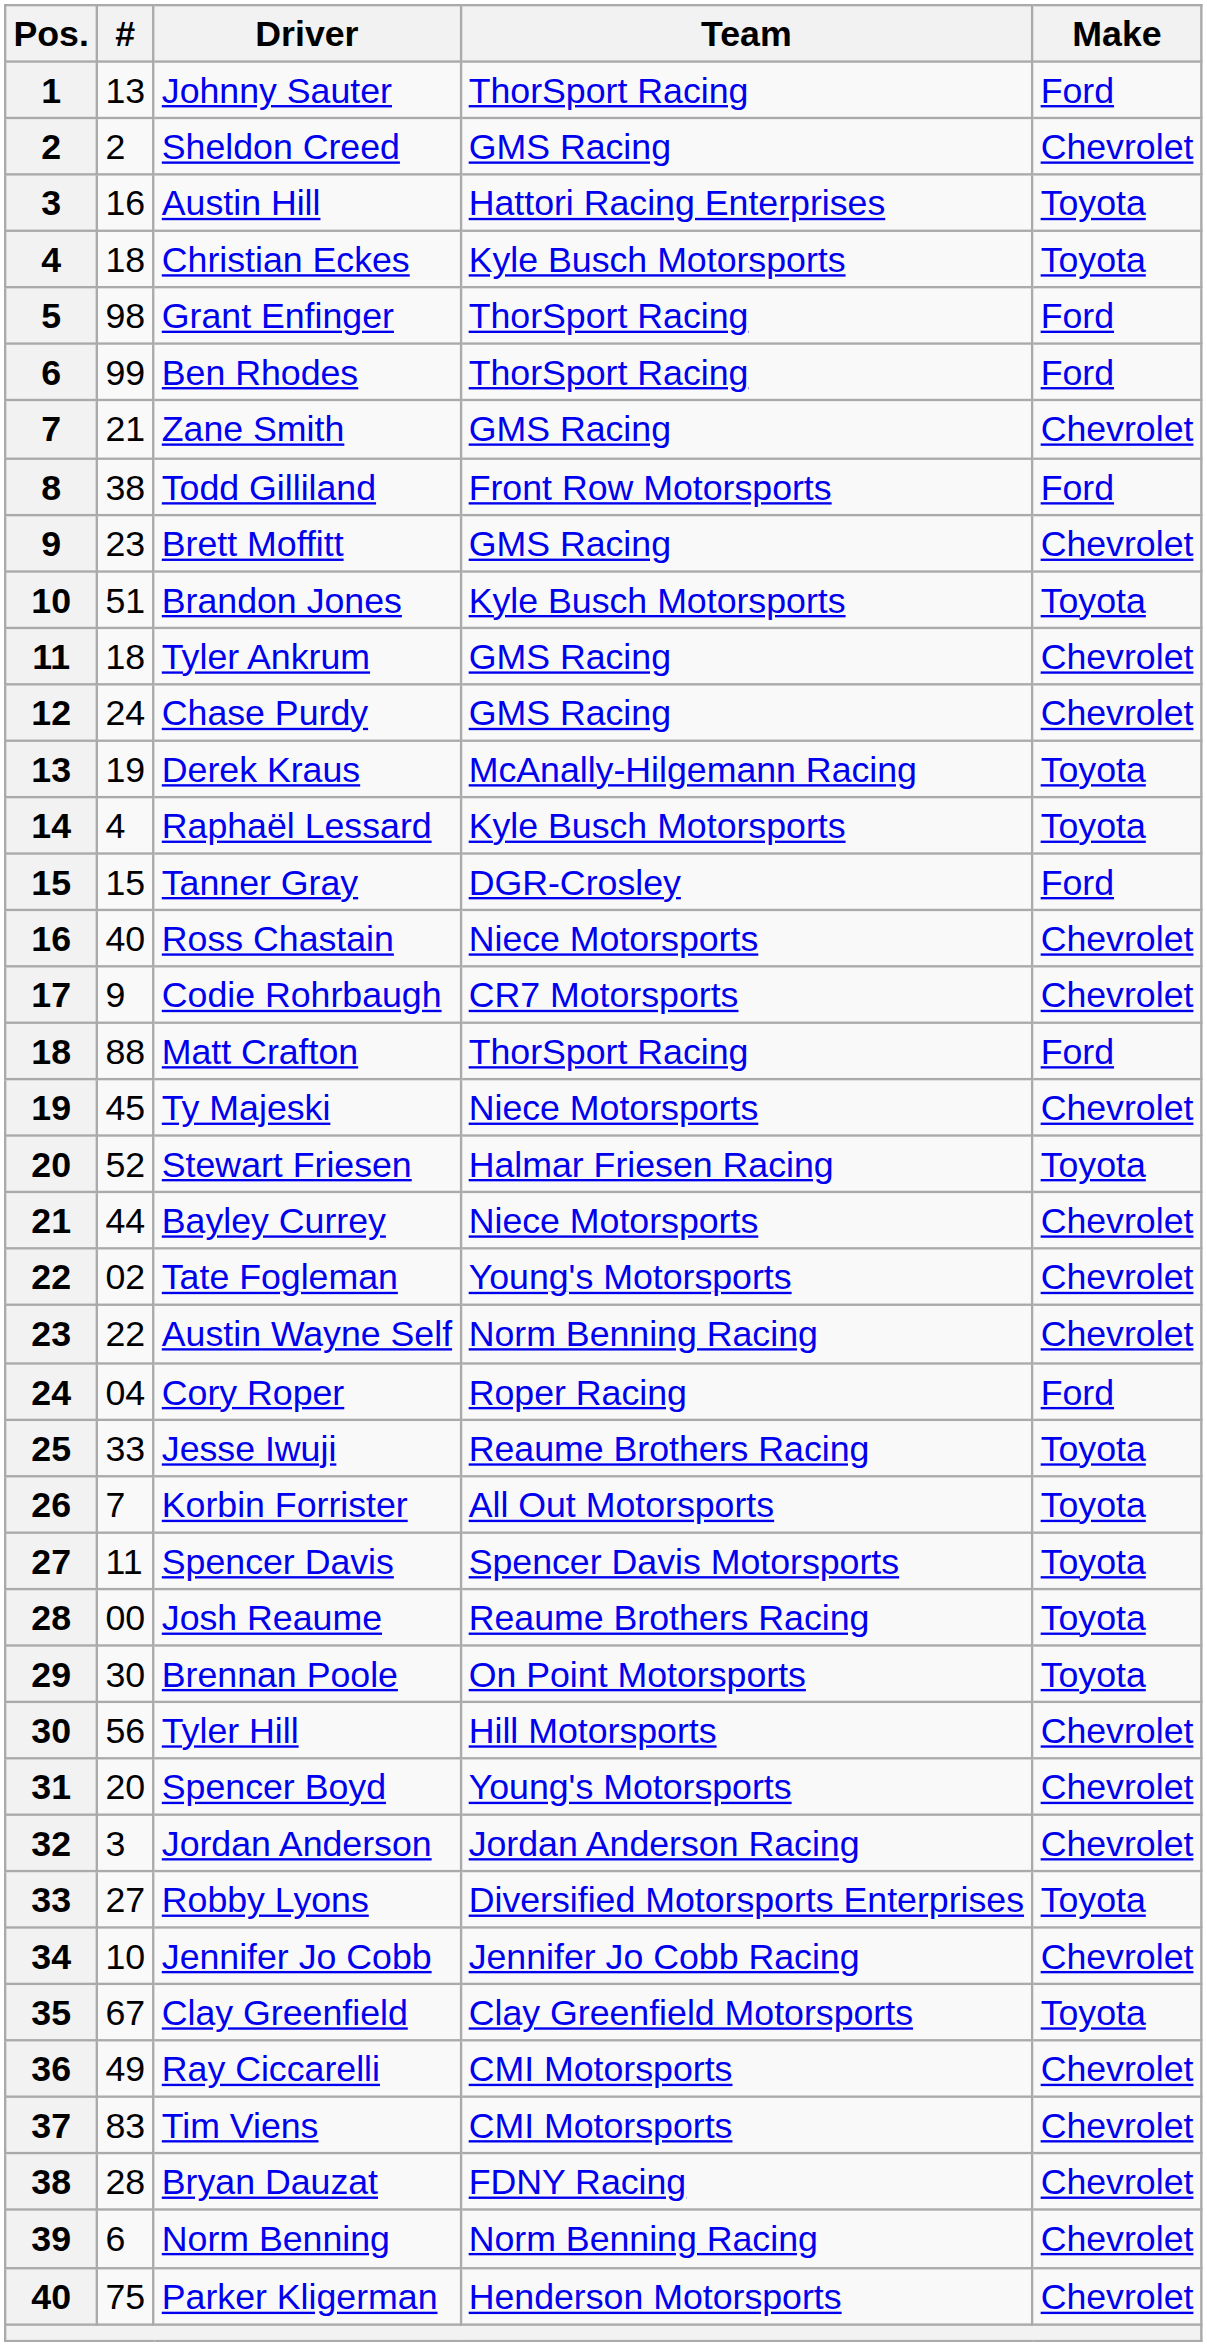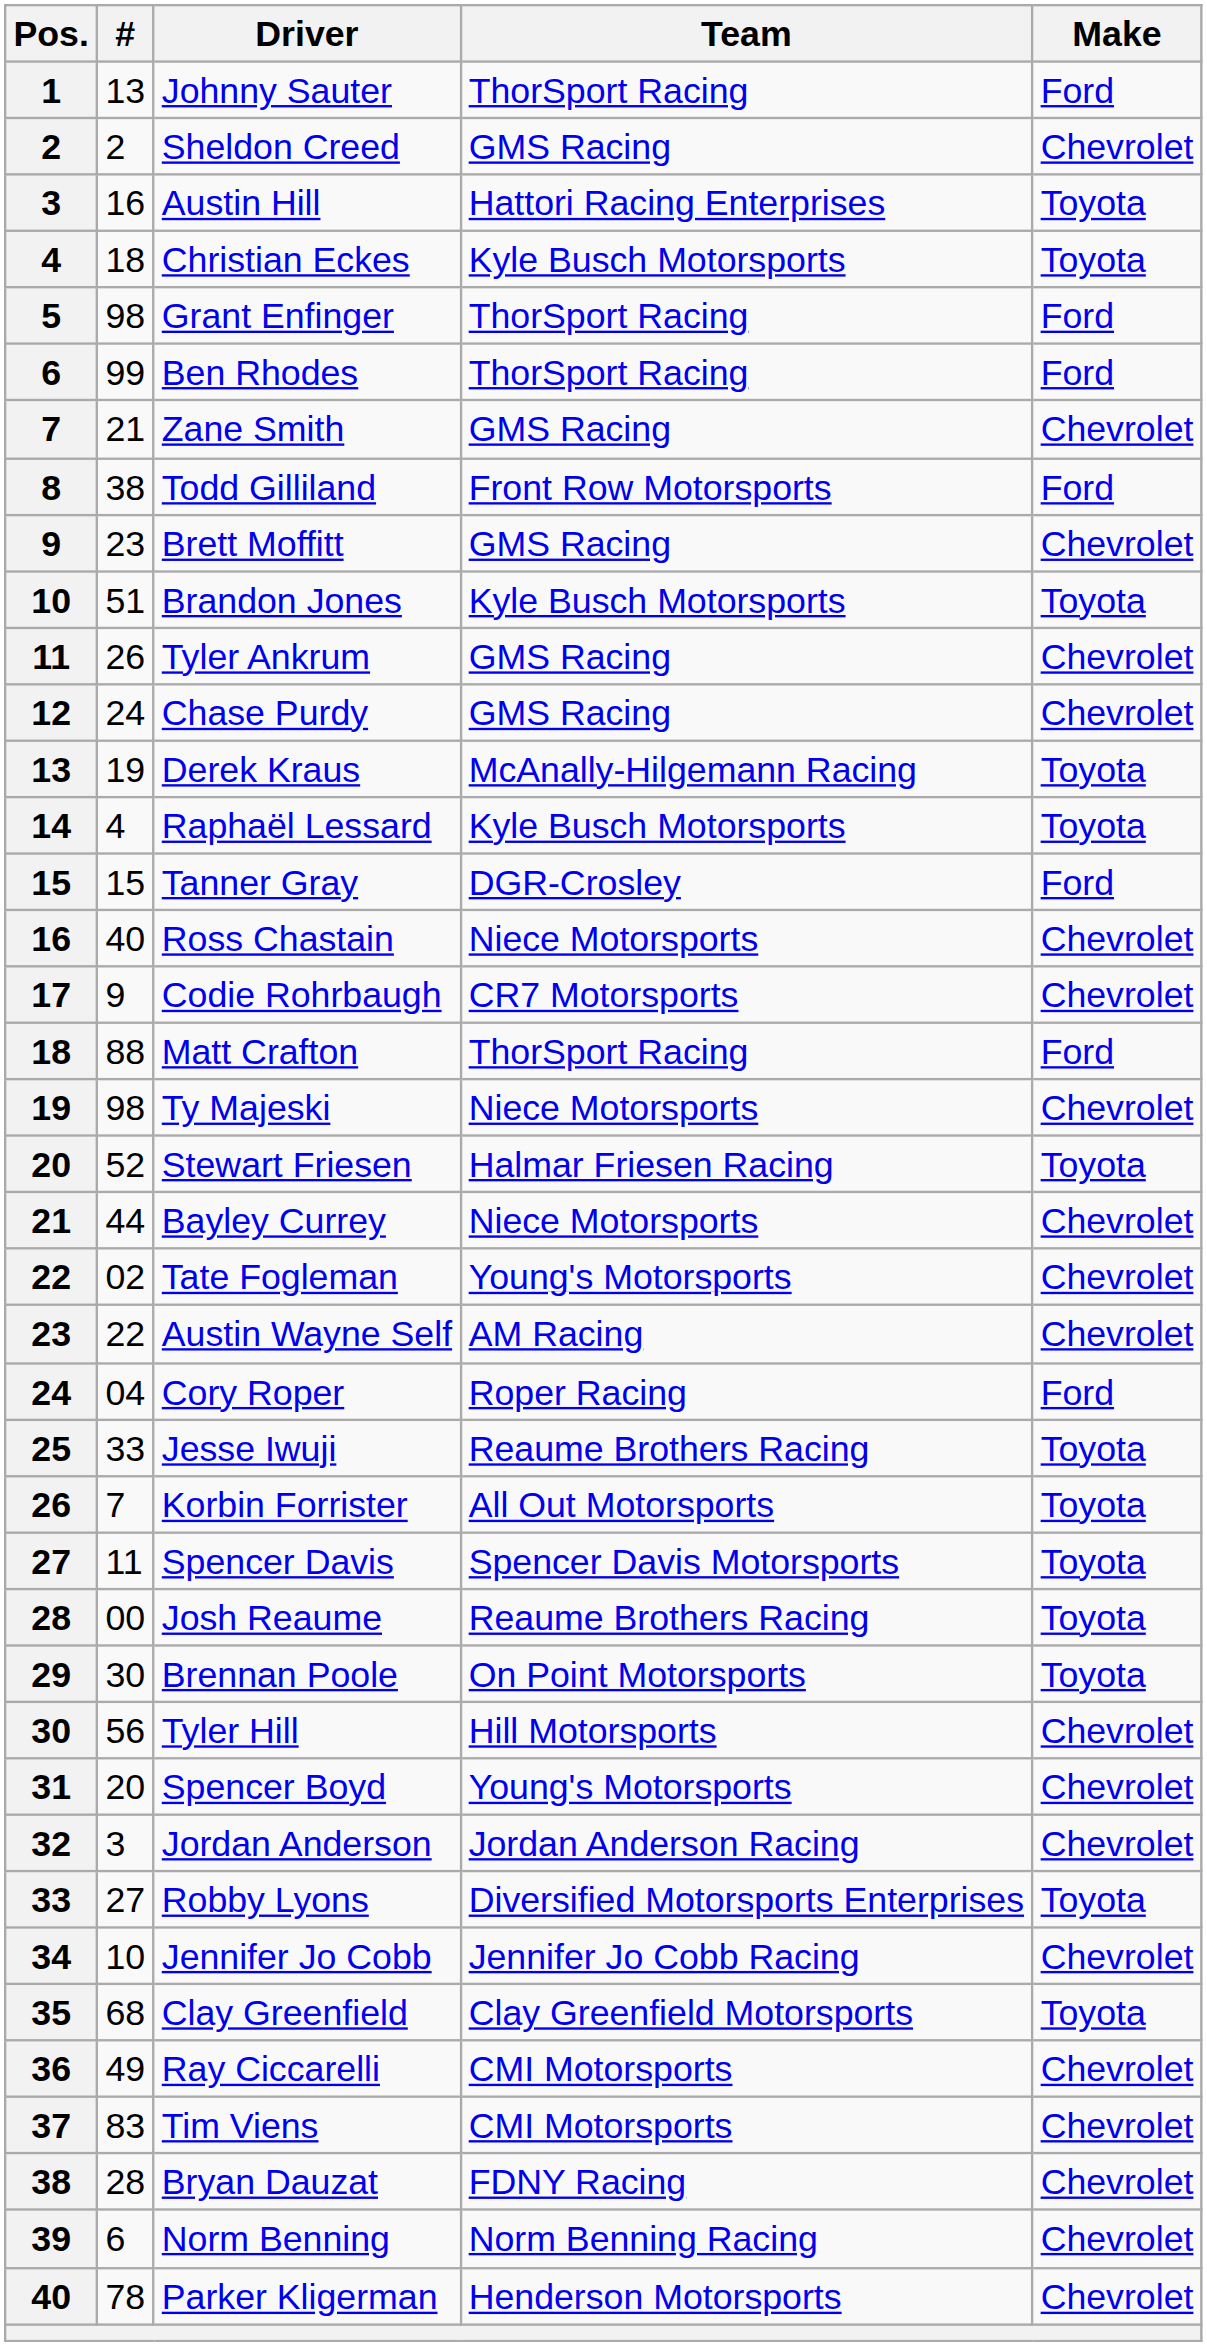(125, 656) 18 -> (125, 656) 26
(125, 1108) 45 -> (125, 1108) 98
(643, 1334) Norm Benning Racing -> (556, 1334) AM Racing
(125, 2013) 67 -> (125, 2013) 68
(125, 2296) 75 -> (125, 2296) 78
